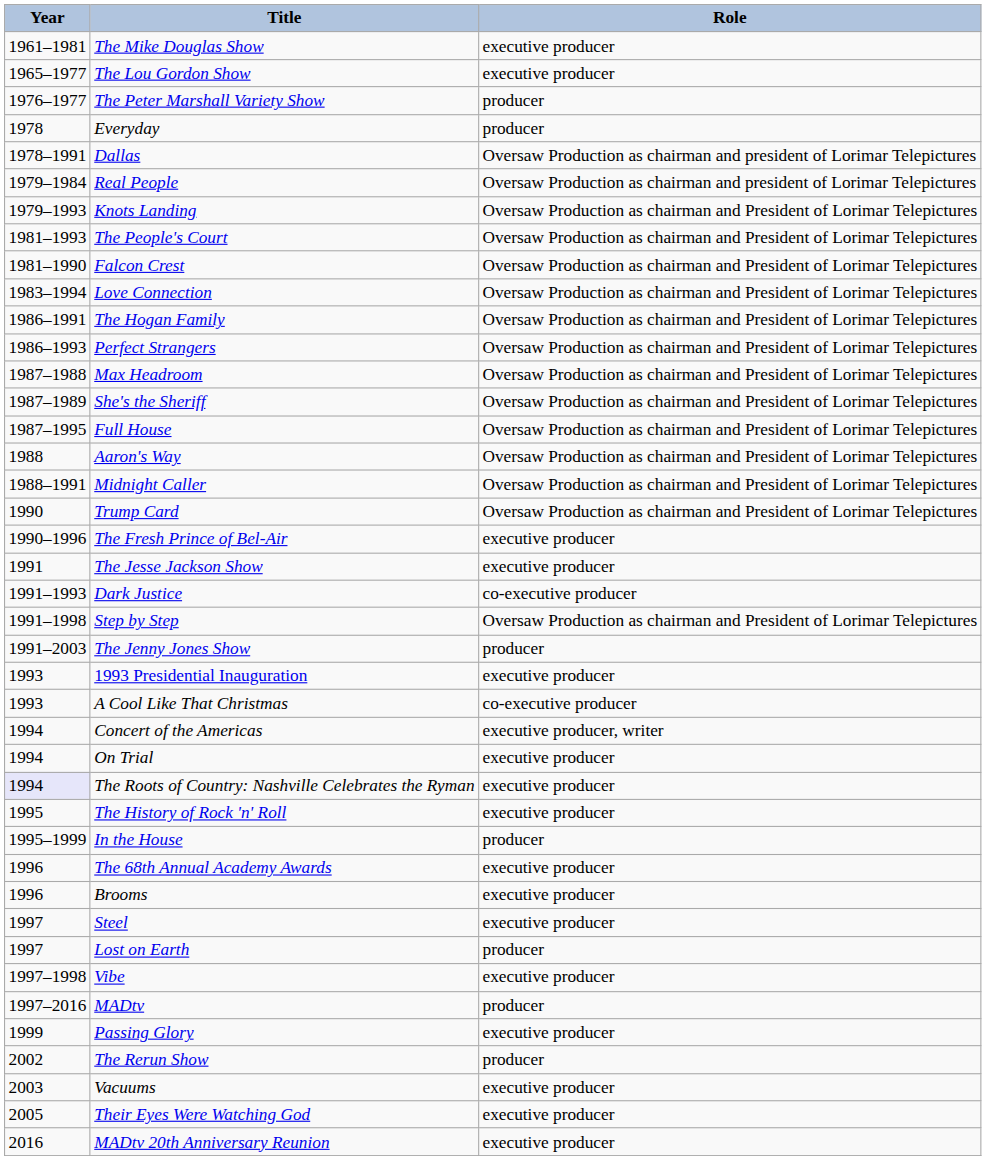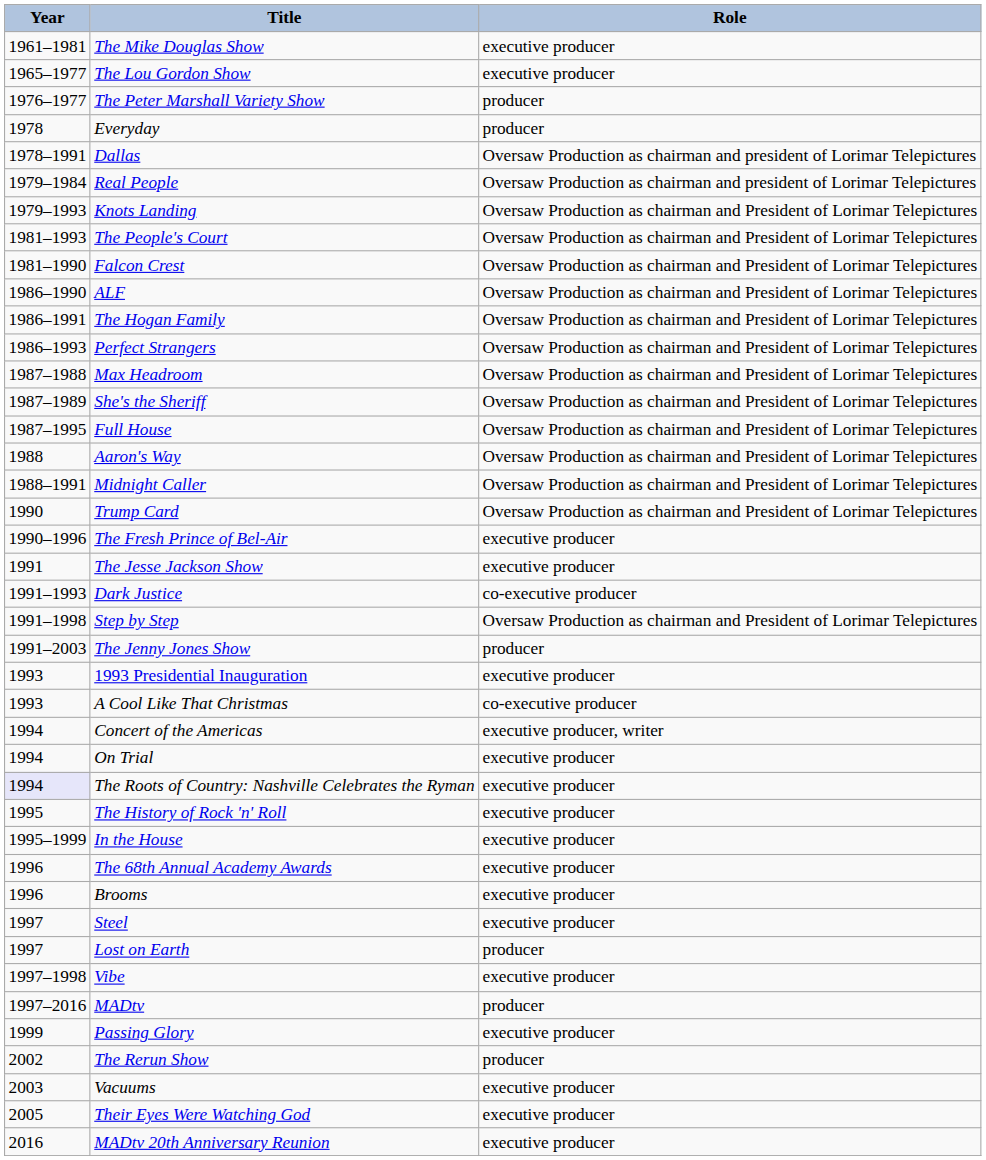- row: (153, 292)
+ row: (110, 292)
(513, 840) producer -> (548, 840) executive producer
